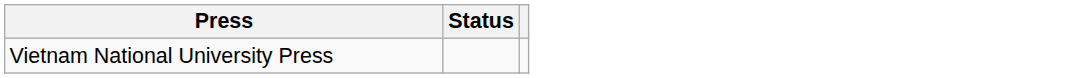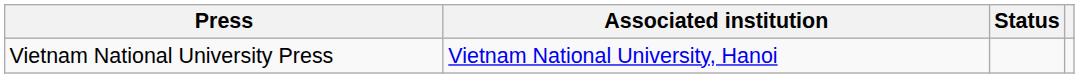+ column: (716, 21)
